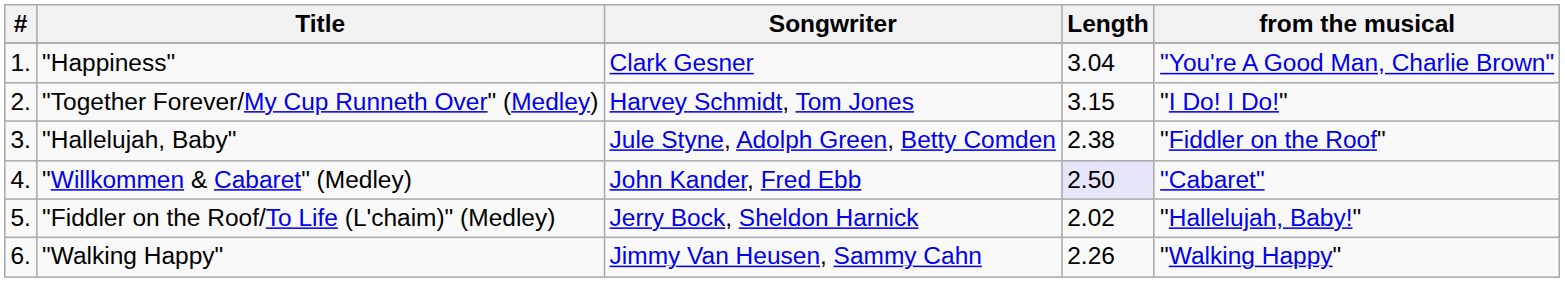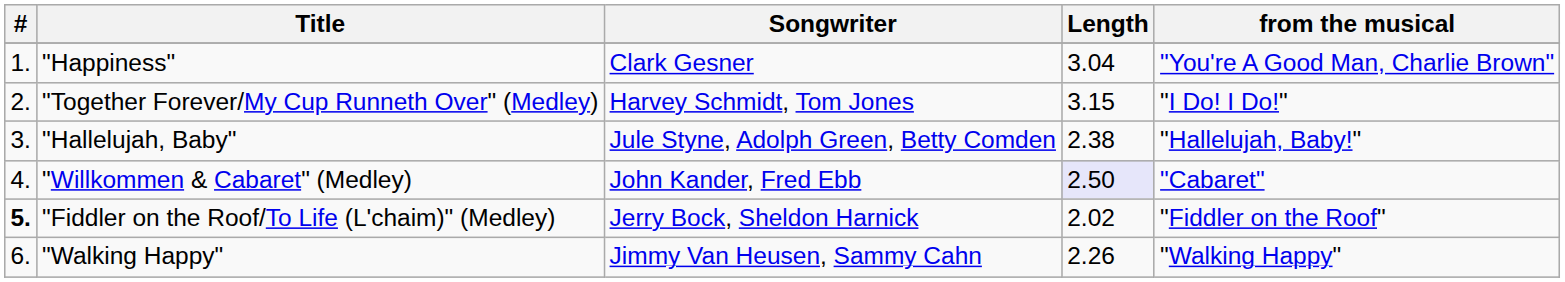(1273, 140) "Fiddler on the Roof" -> (1261, 140) "Hallelujah, Baby!"
(21, 218) normal -> (21, 218) bold
(1261, 218) "Hallelujah, Baby!" -> (1273, 218) "Fiddler on the Roof"
